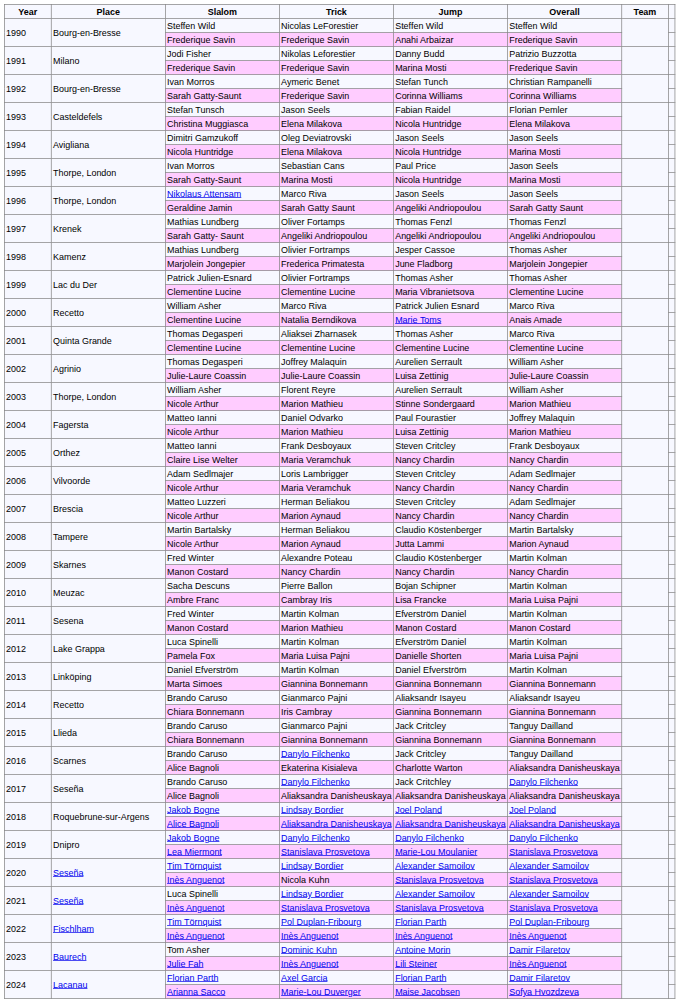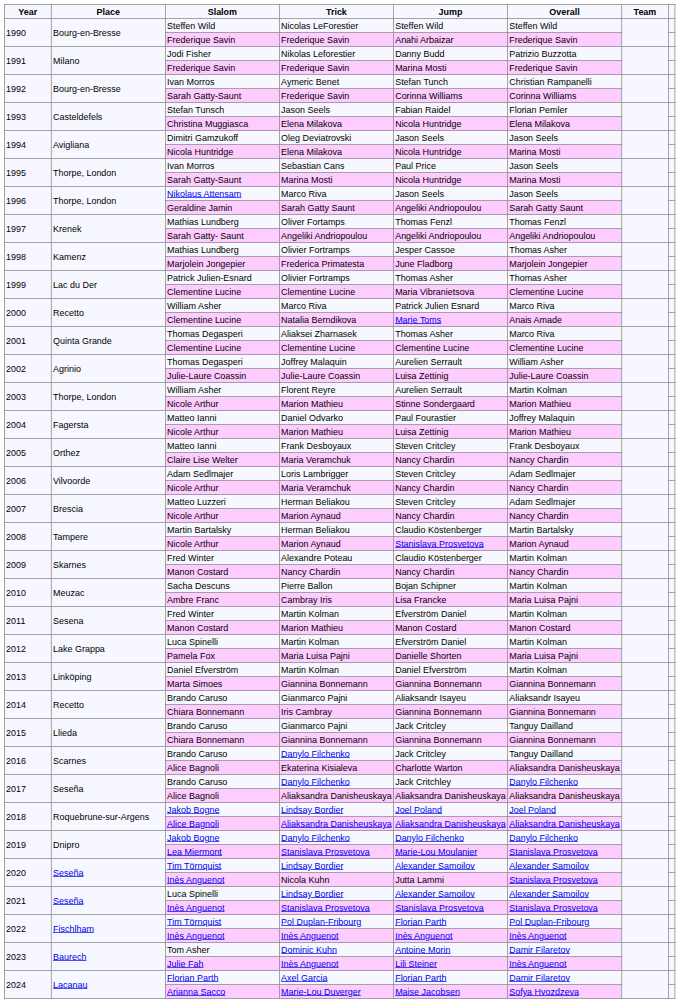(536, 389) William Asher -> (538, 389) Martin Kolman
(420, 543) Jutta Lammi -> (439, 543) Stanislava Prosvetova
(439, 879) Stanislava Prosvetova -> (420, 879) Jutta Lammi
